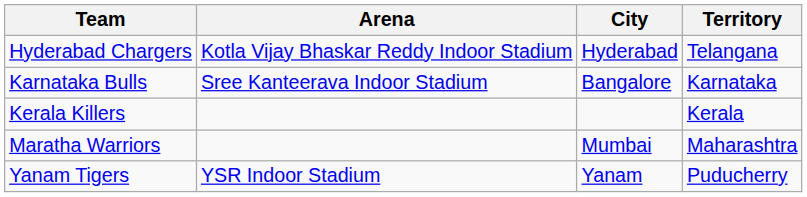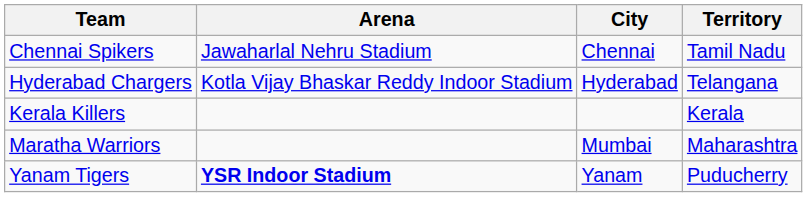+ row: (81, 51)
- row: (78, 82)
(291, 176) normal -> (296, 176) bold
